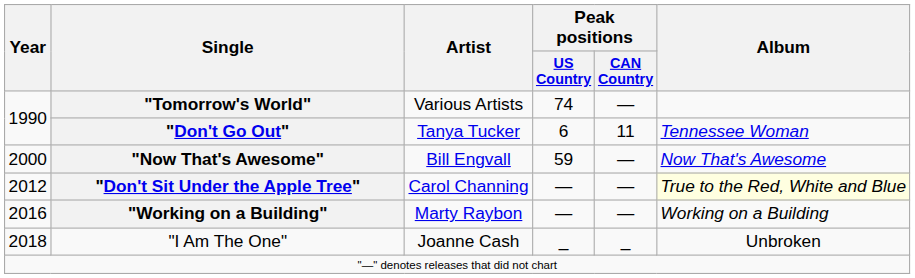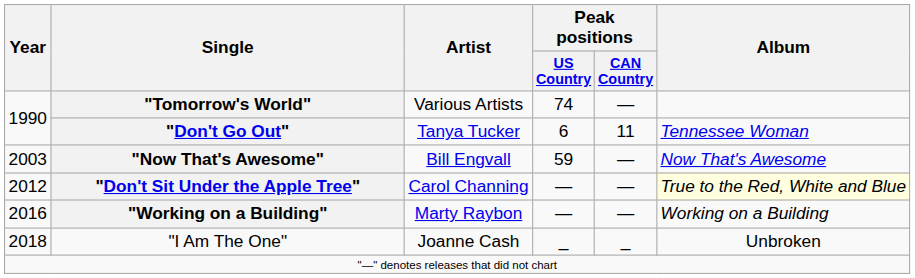(28, 159) 2000 -> (28, 159) 2003
